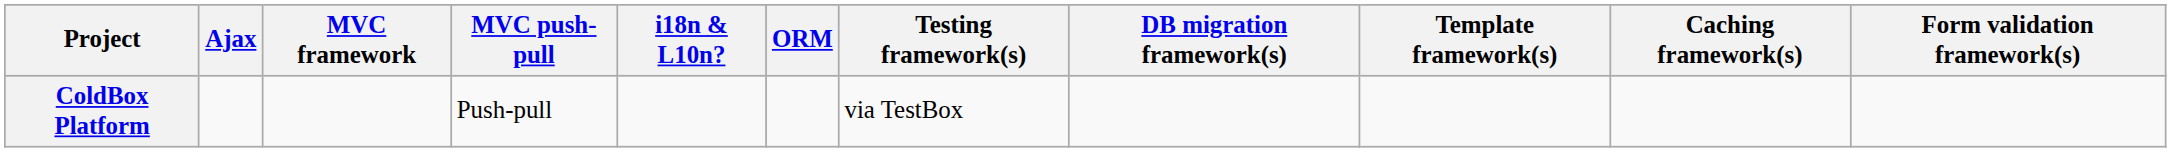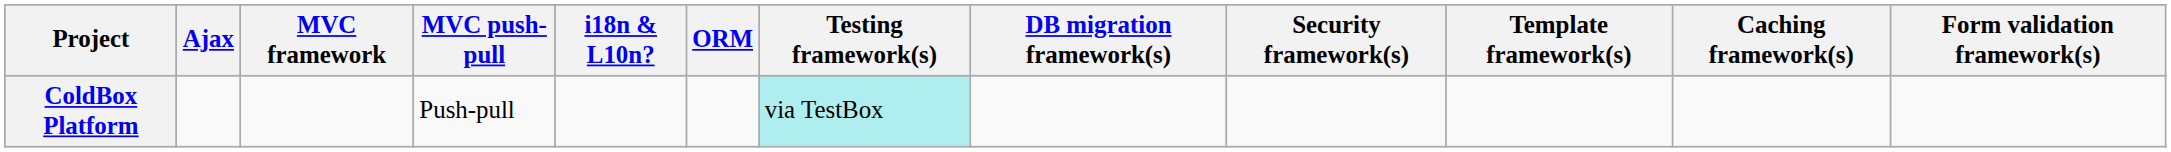+ column: (1336, 40)
(904, 110) no background -> (824, 110) paleturquoise background
